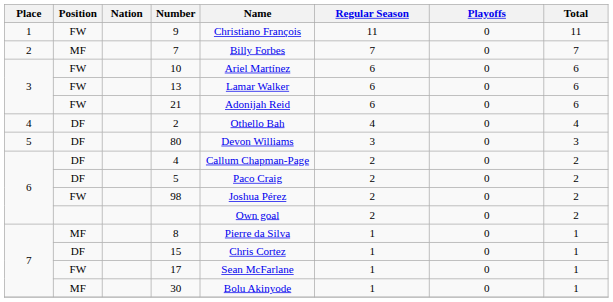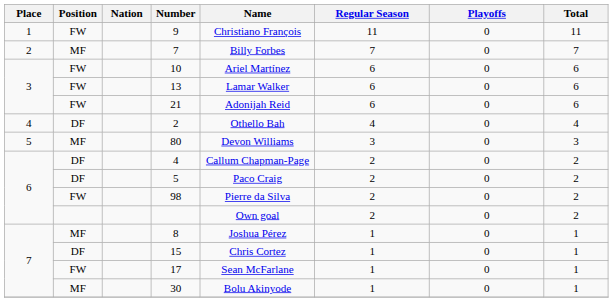(78, 141) DF -> (78, 141) MF
(258, 196) Joshua Pérez -> (258, 196) Pierre da Silva
(258, 233) Pierre da Silva -> (258, 233) Joshua Pérez
